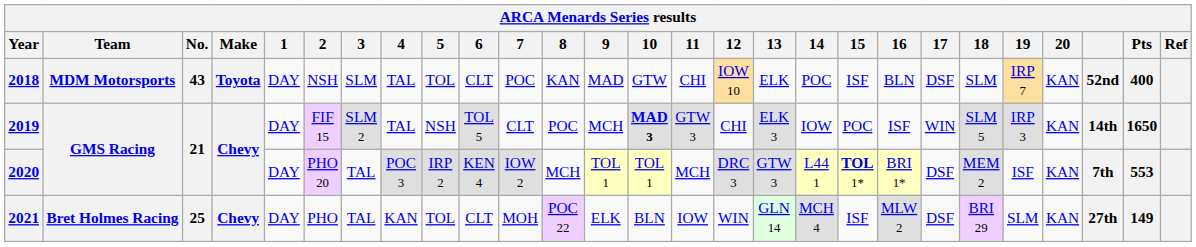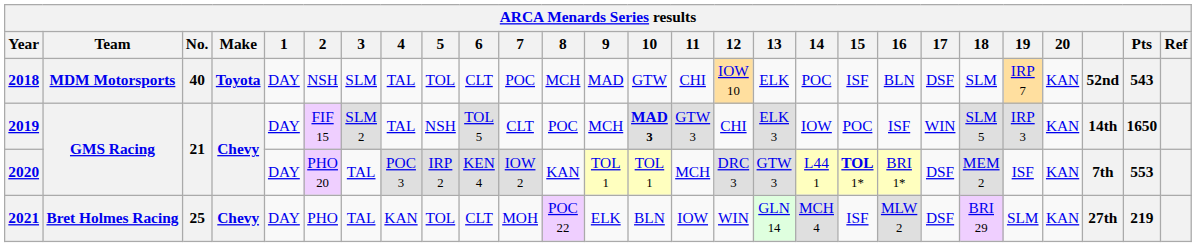(197, 80) 43 -> (197, 80) 40
(563, 80) KAN -> (563, 80) MCH
(1142, 80) 400 -> (1142, 80) 543
(563, 172) MCH -> (563, 172) KAN
(1142, 217) 149 -> (1142, 217) 219
